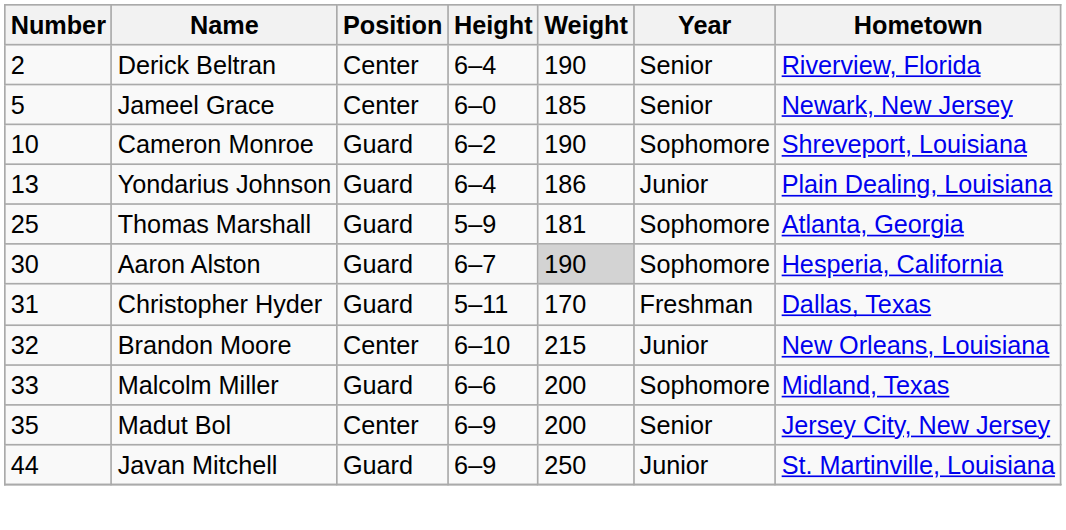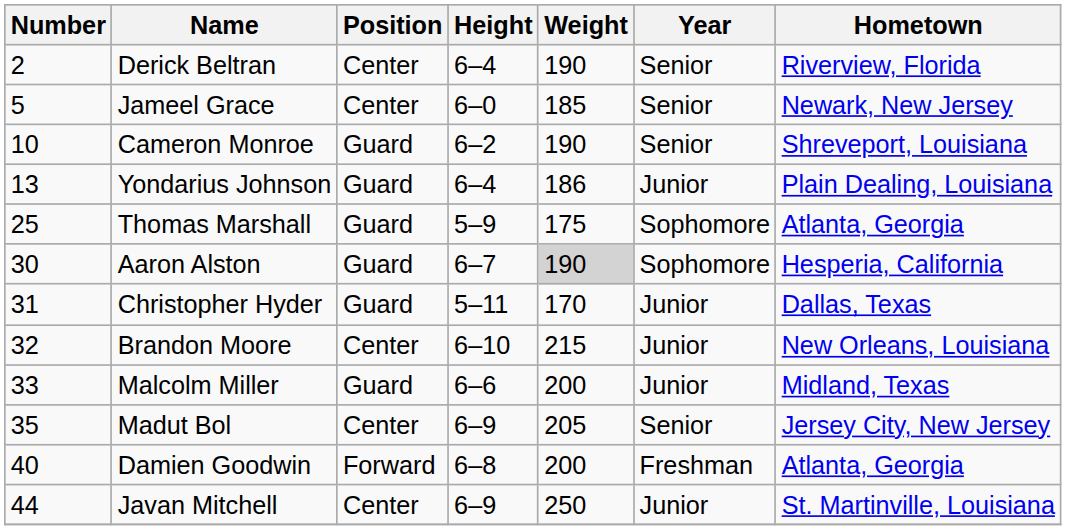(705, 145) Sophomore -> (676, 145) Senior
(565, 225) 181 -> (565, 225) 175
(696, 305) Freshman -> (674, 305) Junior
(705, 384) Sophomore -> (674, 384) Junior
(565, 424) 200 -> (565, 424) 205
+ row: (214, 464)
(378, 464) Guard -> (381, 504) Center
